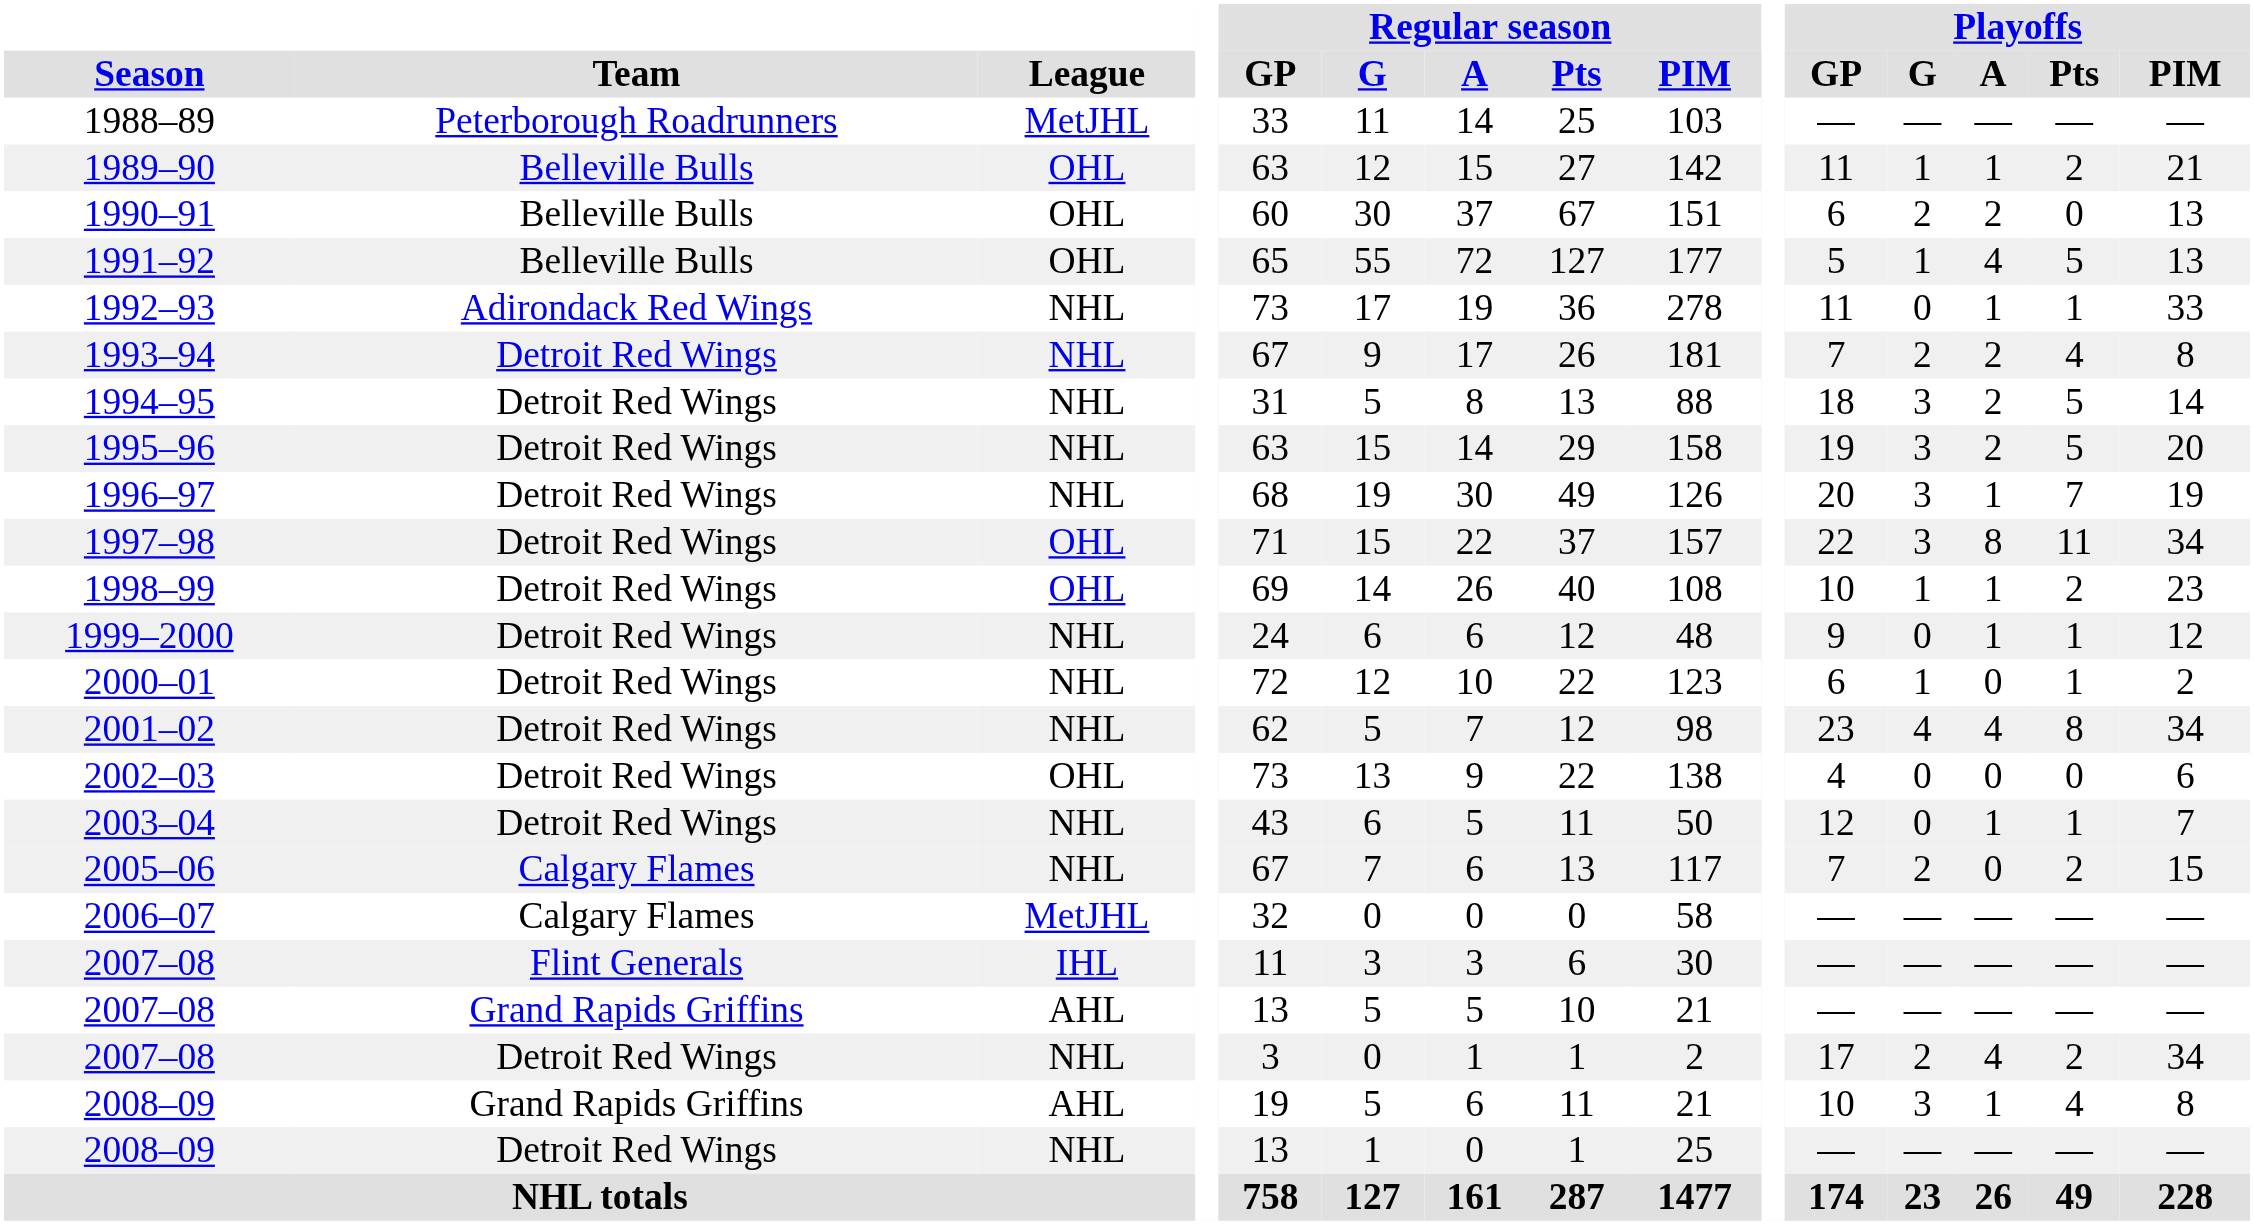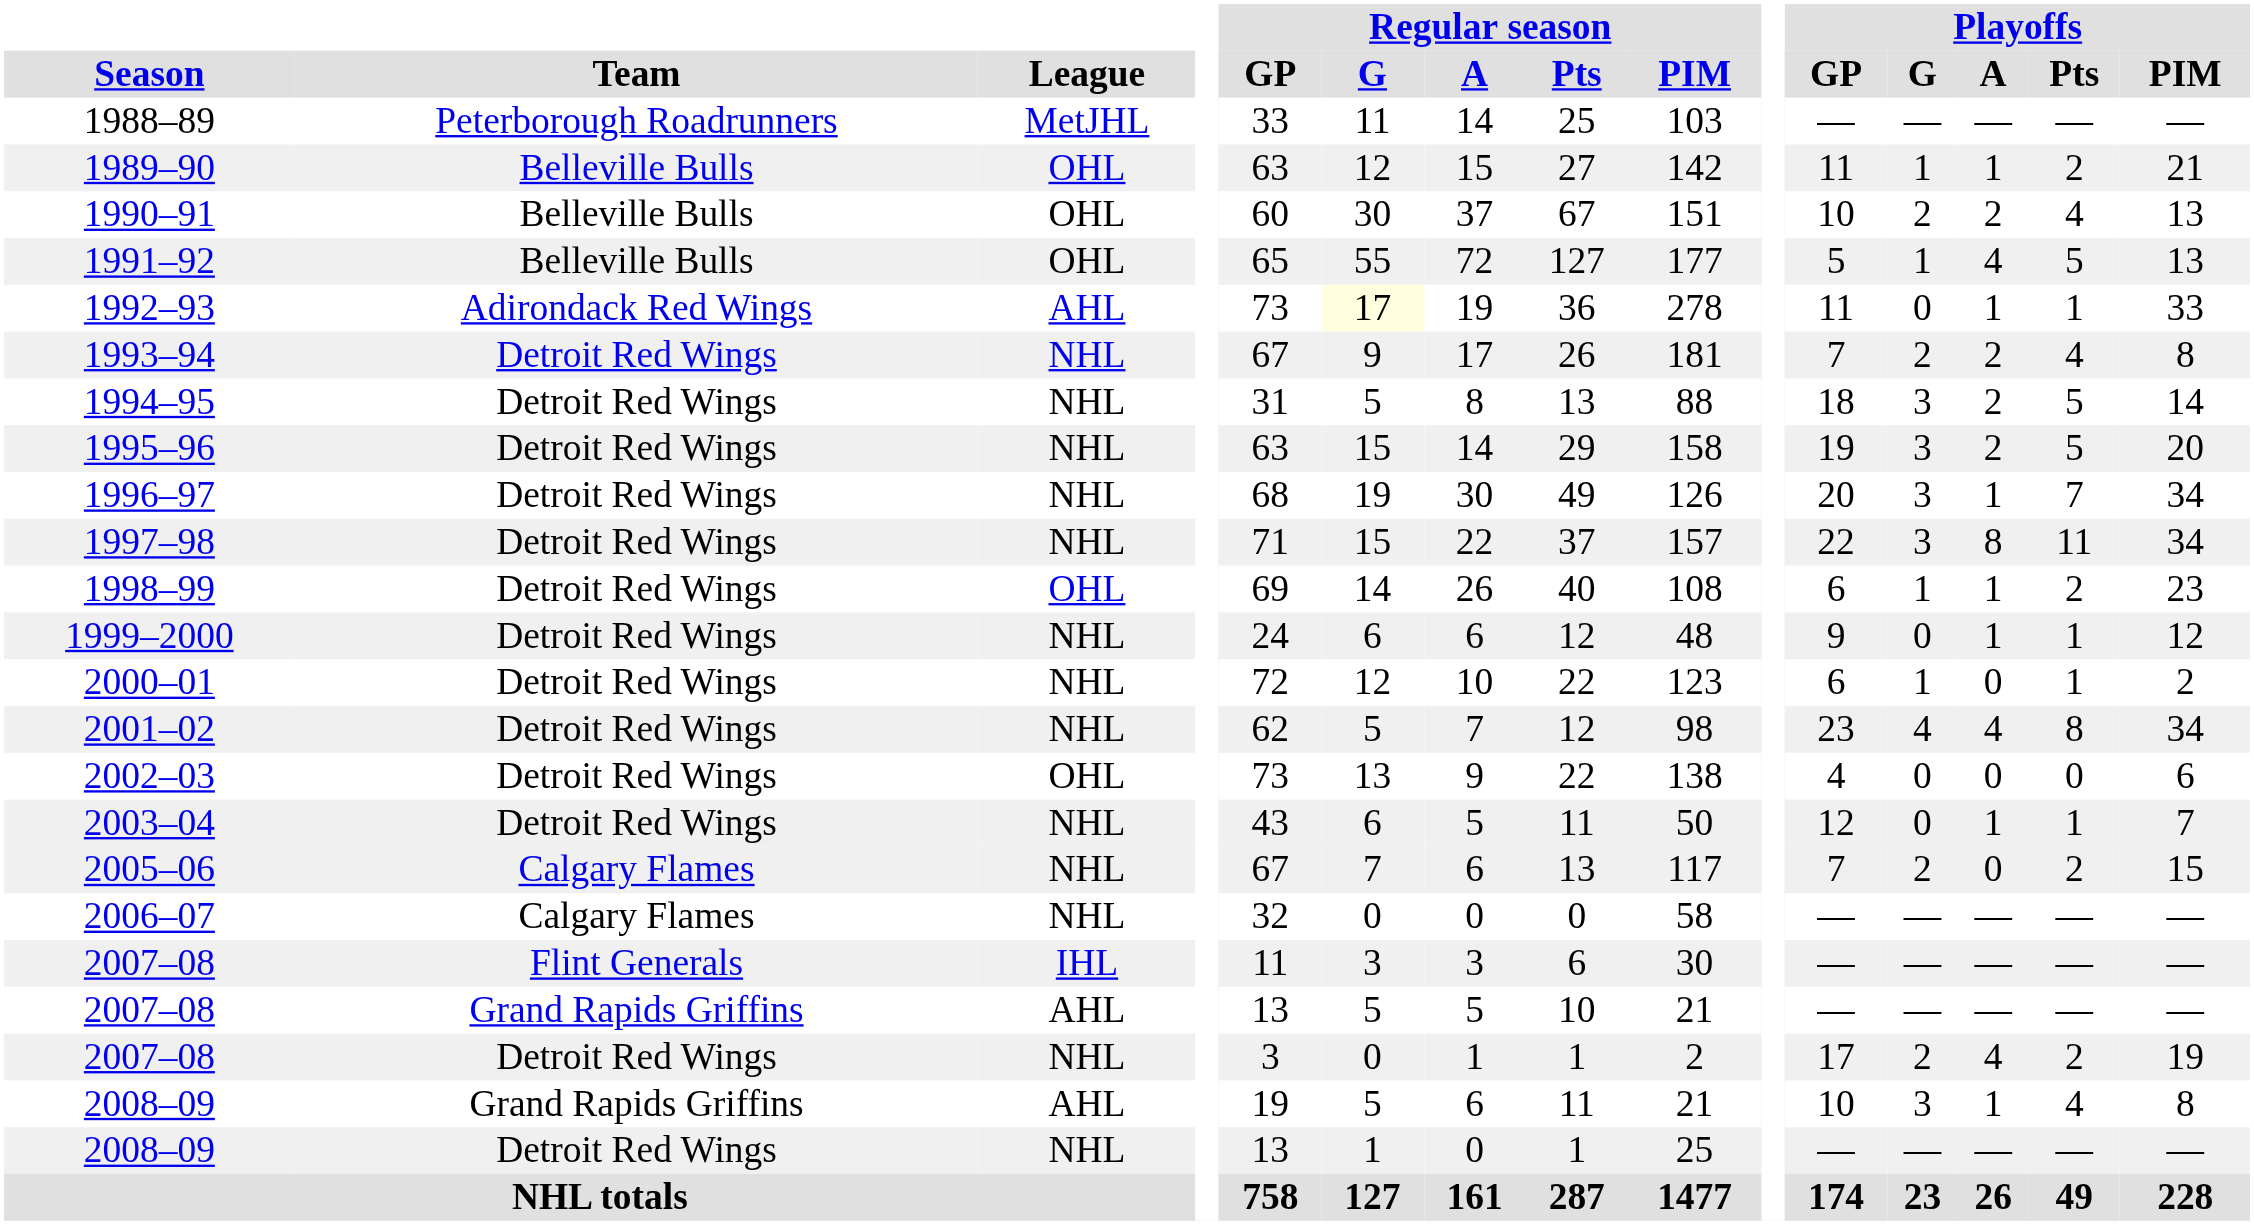(1836, 213) 6 -> (1836, 213) 10
(2074, 213) 0 -> (2074, 213) 4
(1087, 307) NHL -> (1087, 307) AHL
(1372, 307) no background -> (1372, 307) lightyellow background
(2185, 494) 19 -> (2185, 494) 34
(1087, 541) OHL -> (1087, 541) NHL
(1836, 588) 10 -> (1836, 588) 6
(1087, 915) MetJHL -> (1087, 915) NHL
(2185, 1056) 34 -> (2185, 1056) 19
